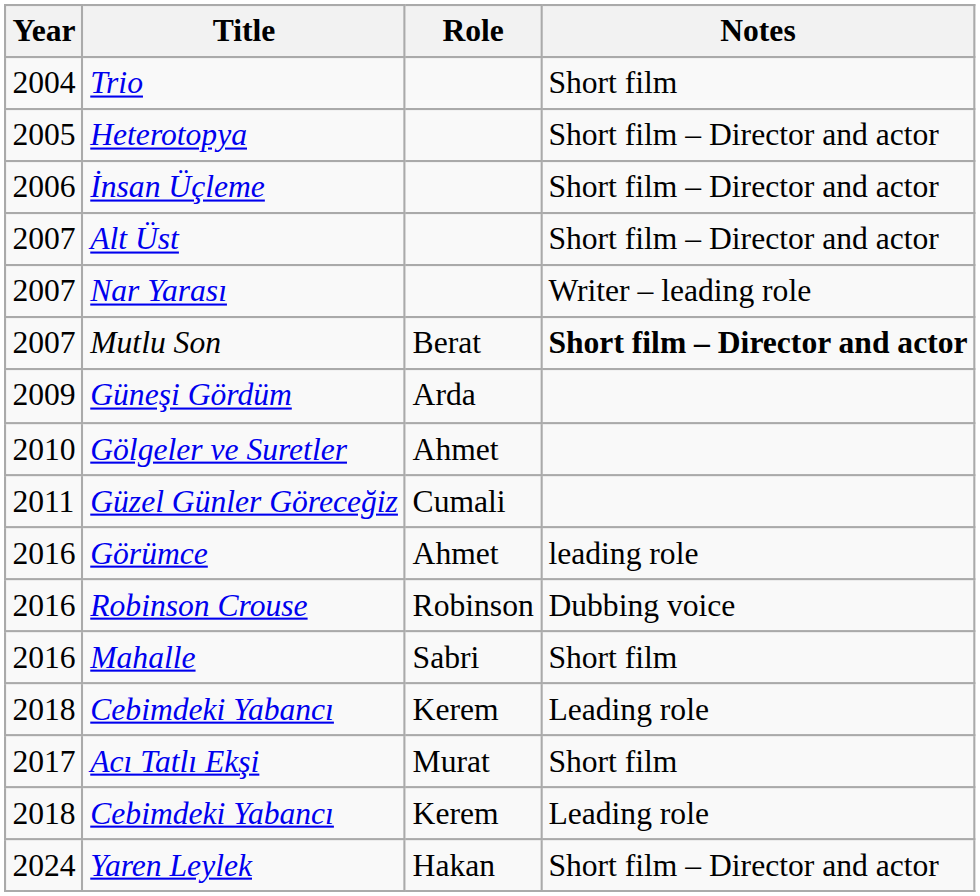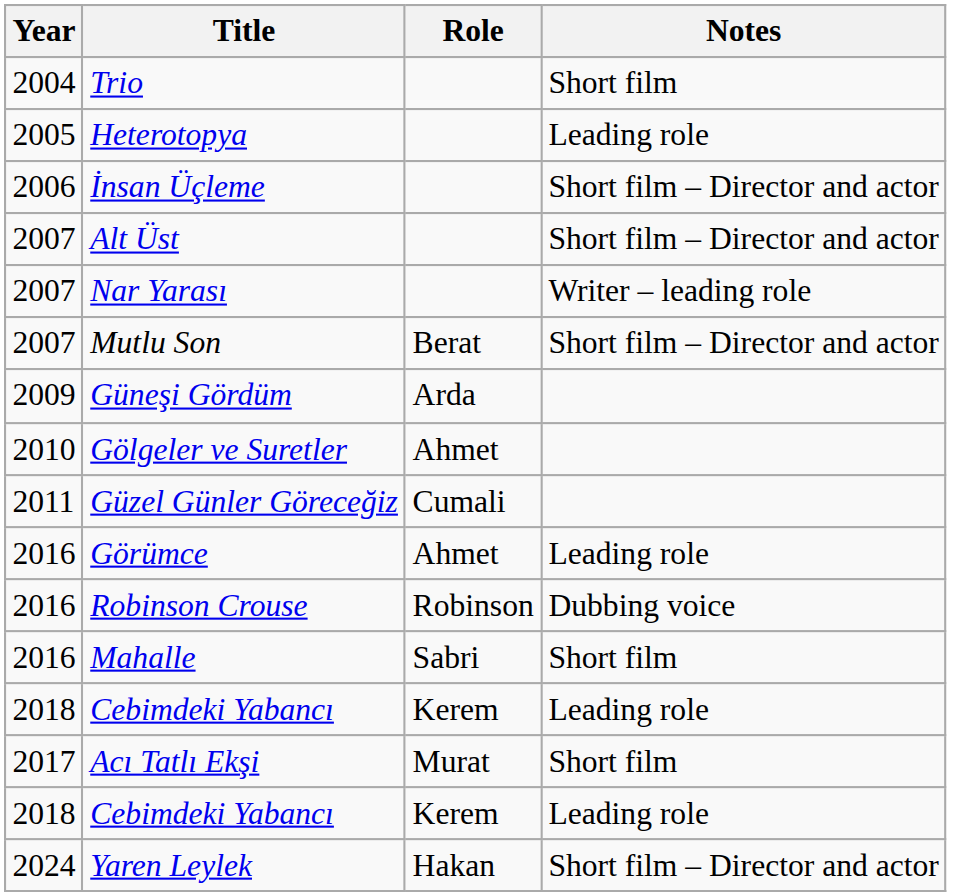(744, 135) Short film – Director and actor -> (629, 135) Leading role
(758, 343) bold -> (744, 343) normal
(623, 552) leading role -> (629, 552) Leading role
